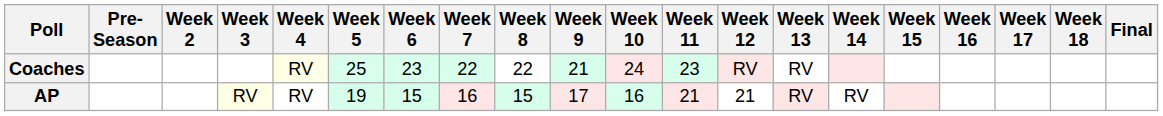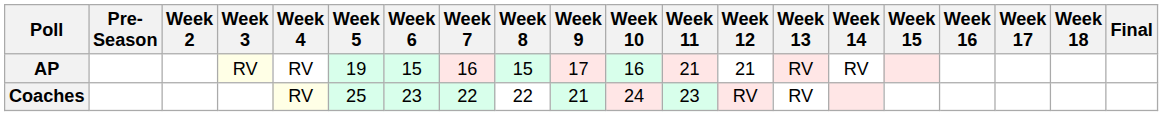rows swapped: (47, 97) <-> (47, 68)
